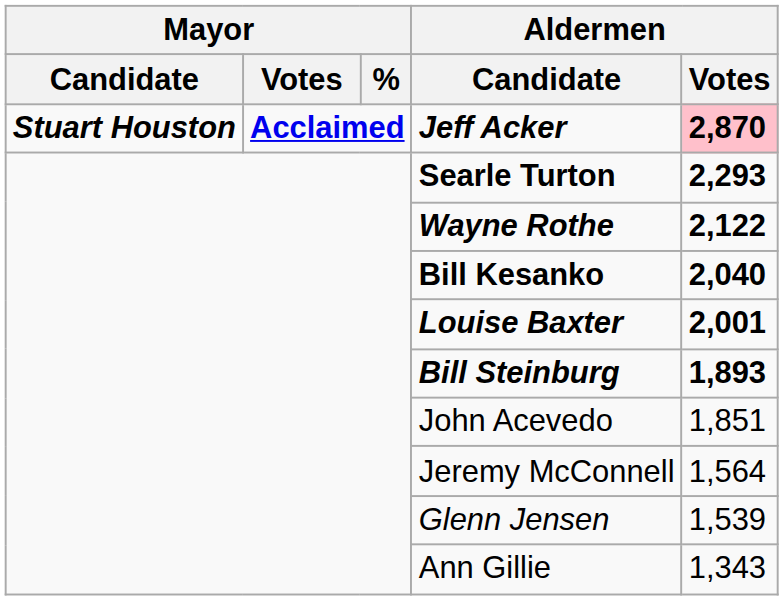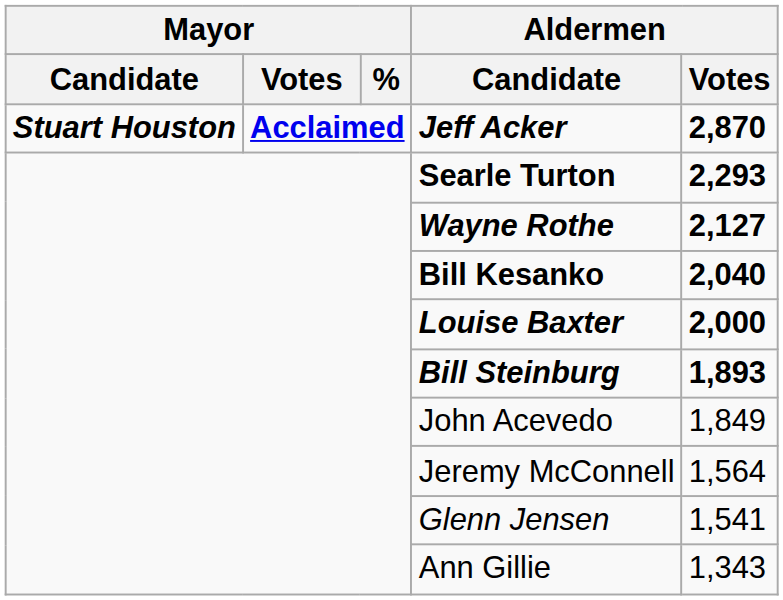(727, 127) pink background -> (727, 127) no background
(727, 225) 2,122 -> (727, 225) 2,127
(727, 323) 2,001 -> (727, 323) 2,000
(727, 421) 1,851 -> (727, 421) 1,849
(727, 519) 1,539 -> (727, 519) 1,541
